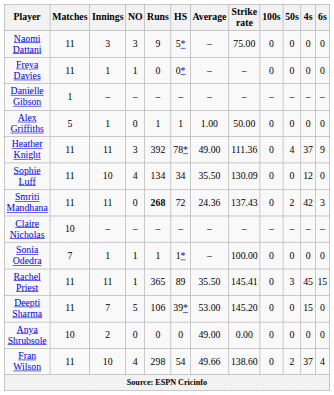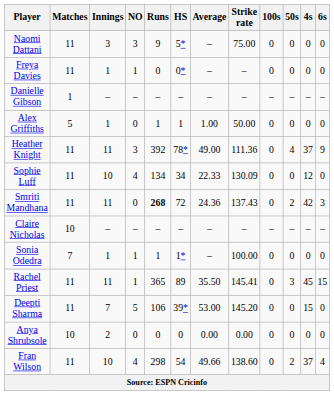(209, 176) 35.50 -> (209, 176) 22.33
(209, 335) 49.00 -> (209, 335) 0.00
